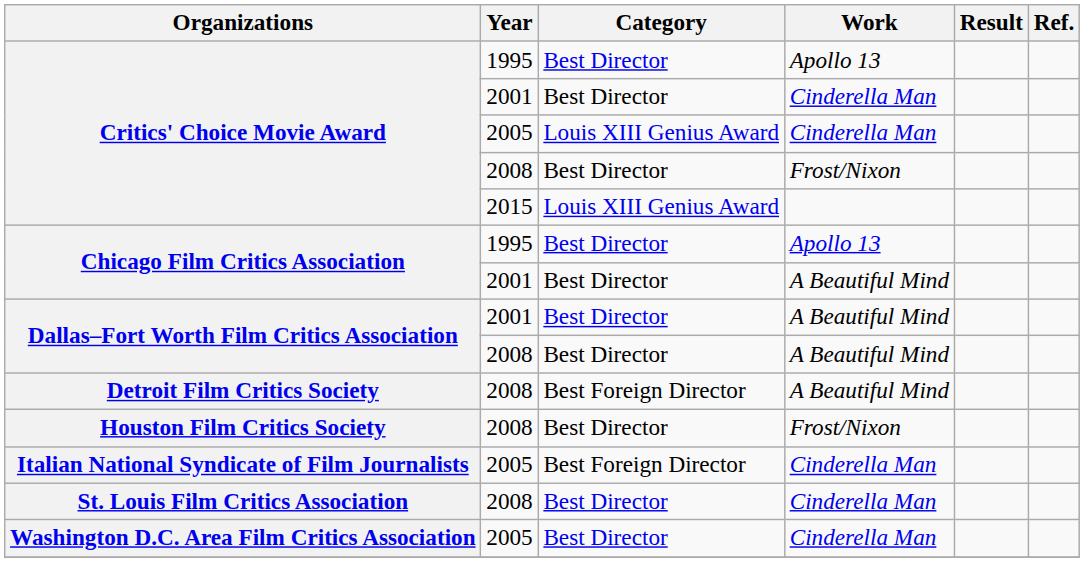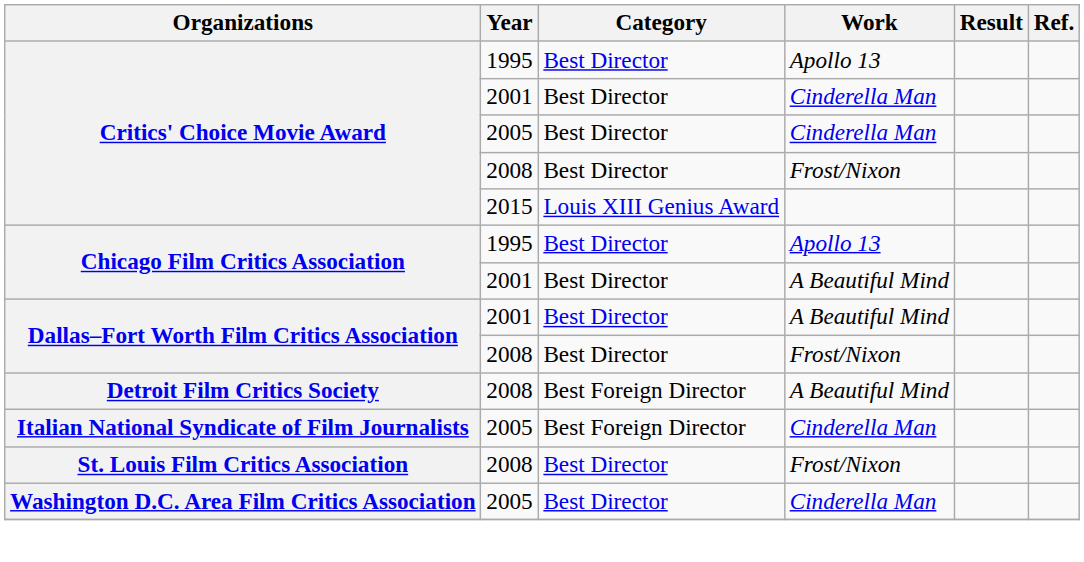(661, 133) Louis XIII Genius Award -> (606, 133) Best Director
(869, 354) A Beautiful Mind -> (845, 354) Frost/Nixon
- row: (243, 427)
(863, 501) Cinderella Man -> (845, 464) Frost/Nixon
